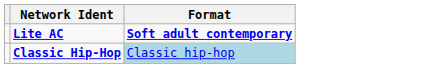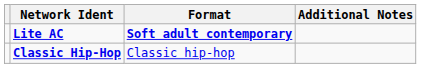+ column: (356, 14)
(181, 53) lightblue background -> (181, 53) no background
